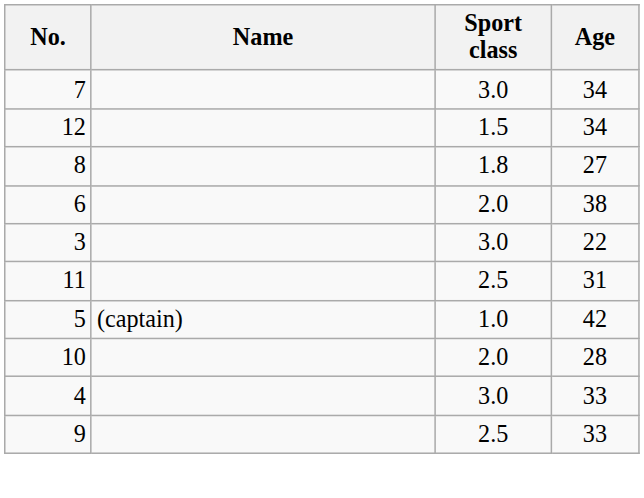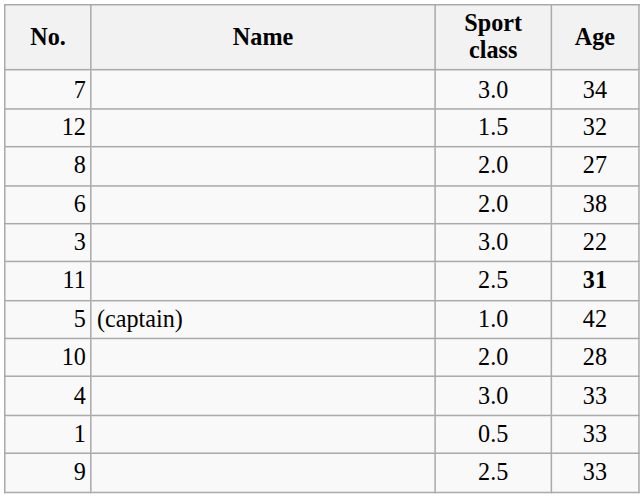(595, 127) 34 -> (595, 127) 32
(493, 165) 1.8 -> (493, 165) 2.0
(595, 280) normal -> (595, 280) bold
+ row: (80, 434)
